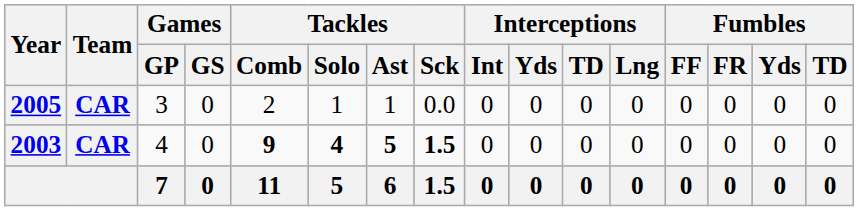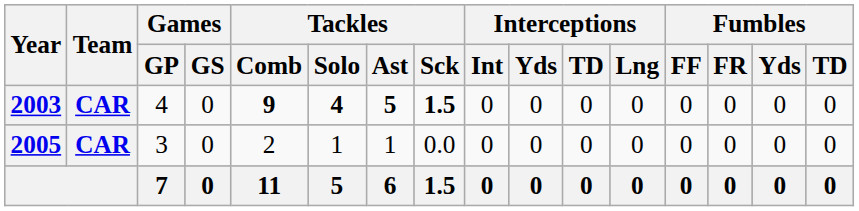rows swapped: (36, 144) <-> (36, 104)
